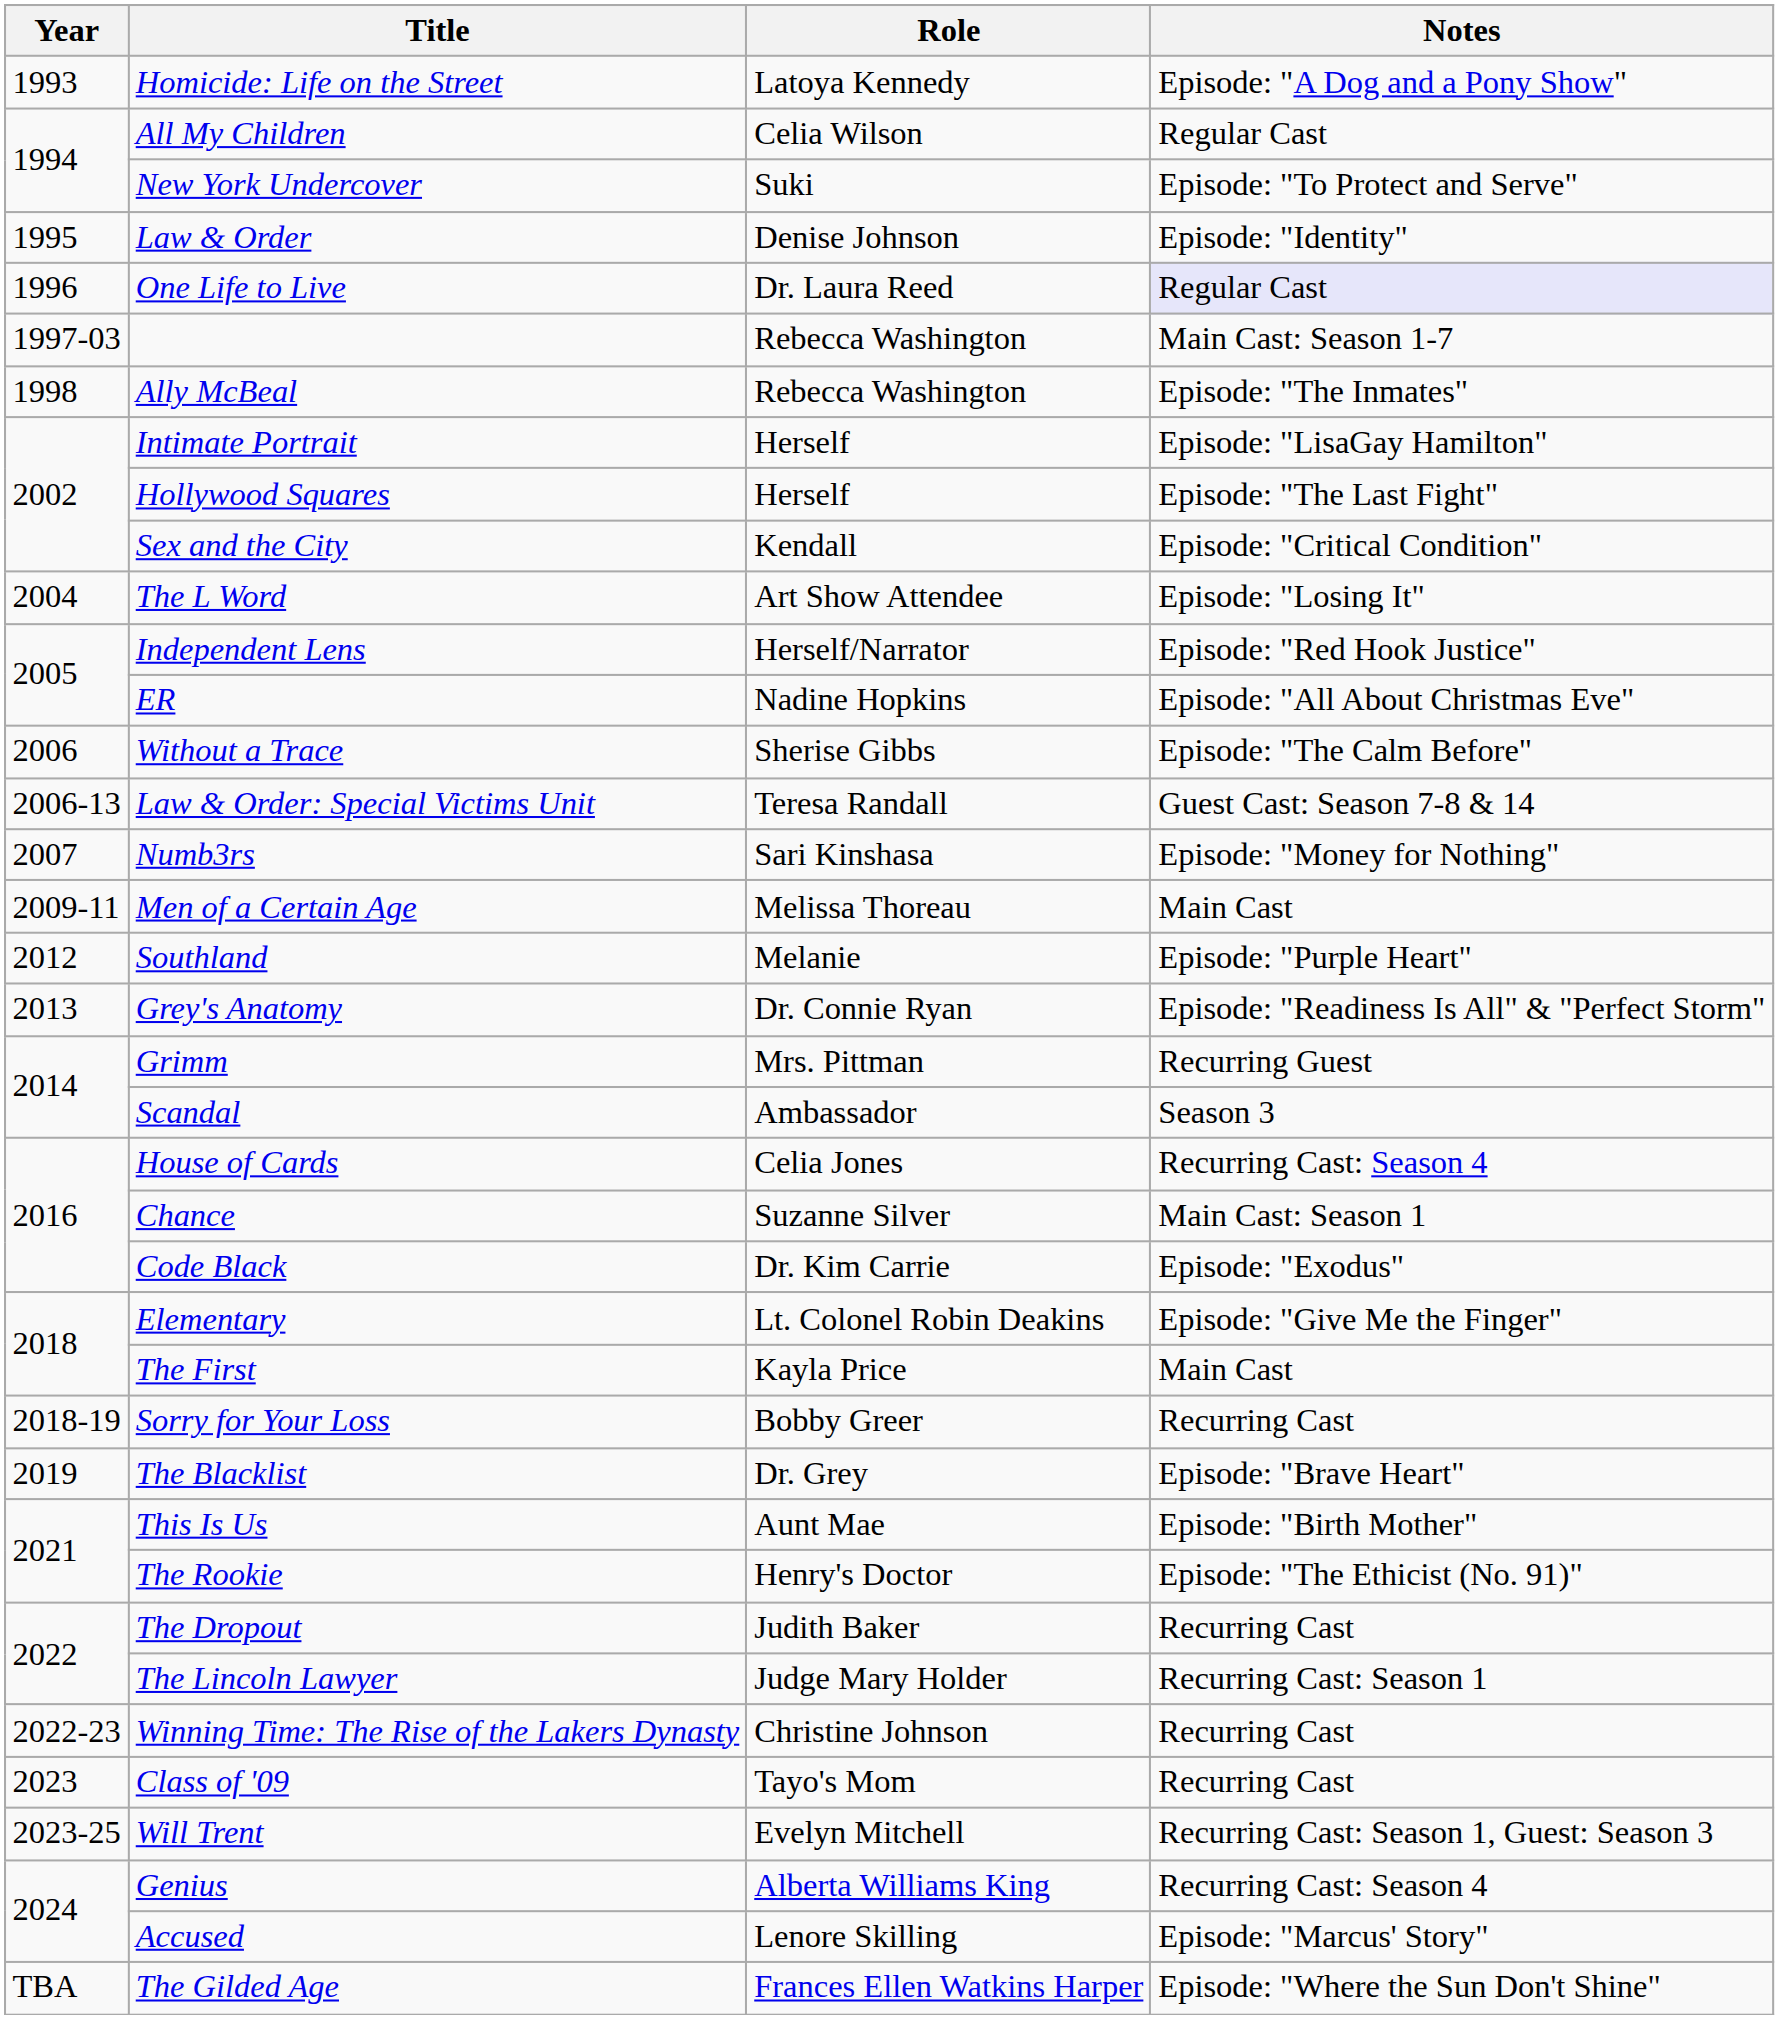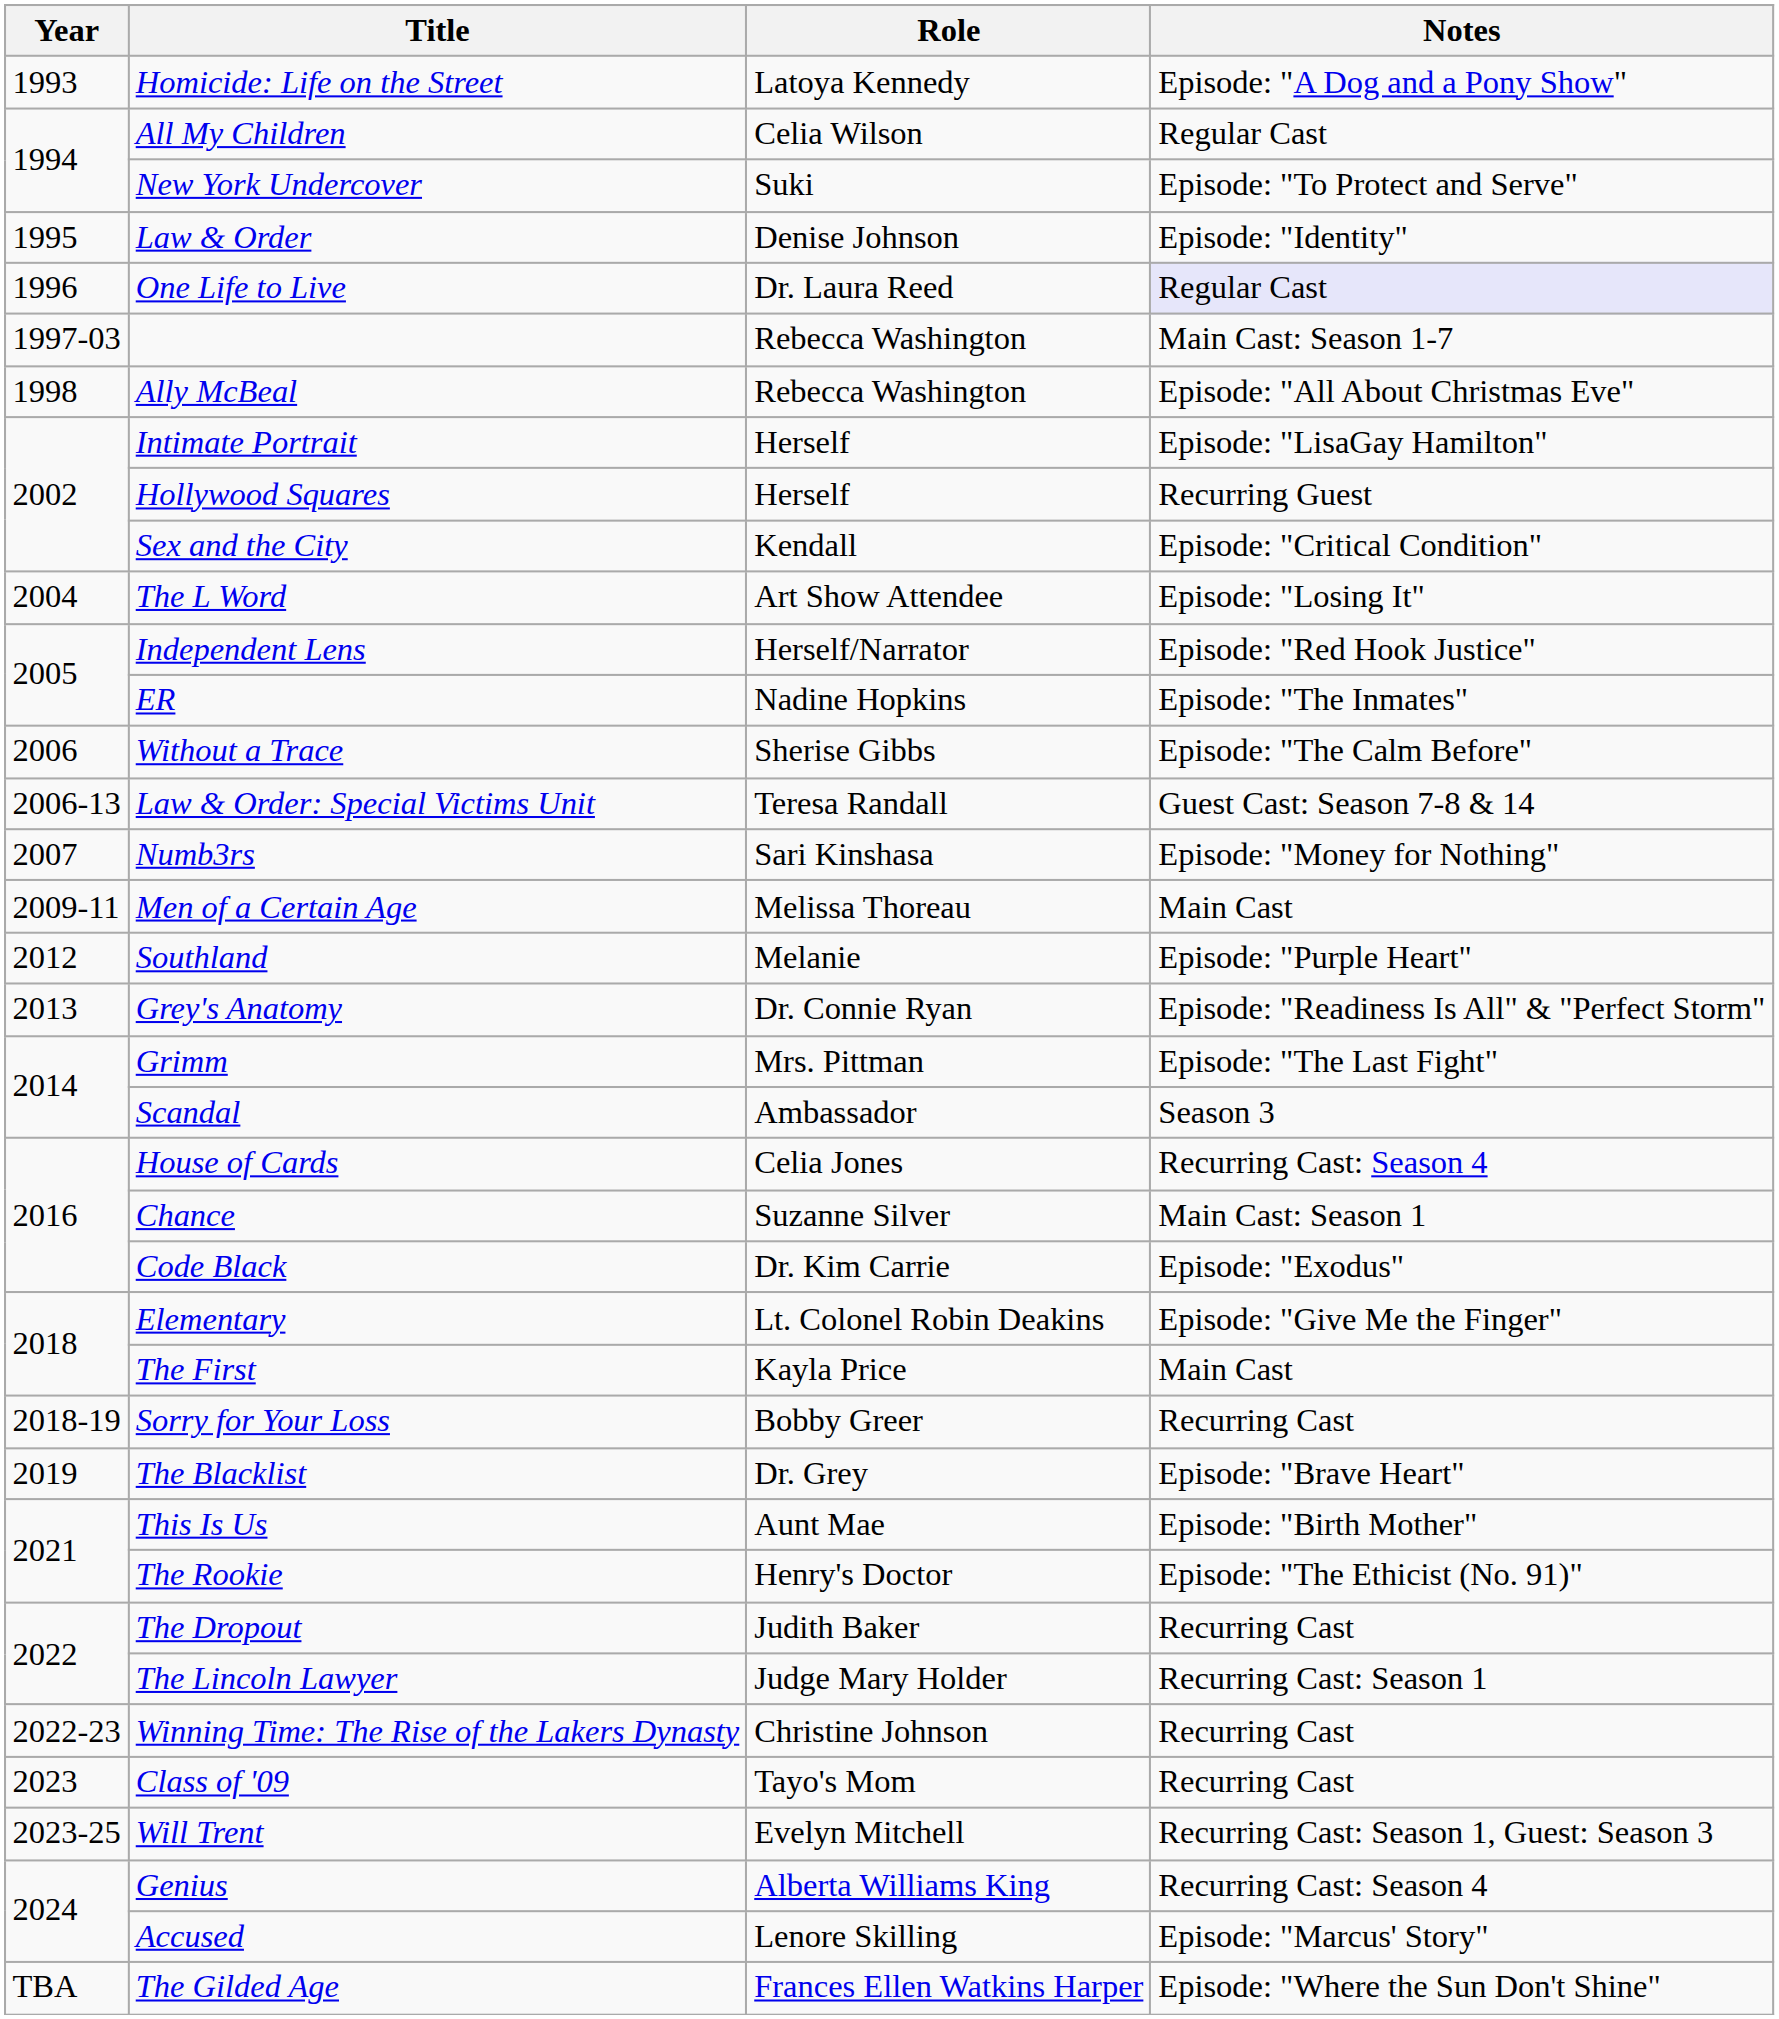(1313, 390) Episode: "The Inmates" -> (1396, 390) Episode: "All About Christmas Eve"
(1328, 493) Episode: "The Last Fight" -> (1265, 493) Recurring Guest
(1396, 699) Episode: "All About Christmas Eve" -> (1313, 699) Episode: "The Inmates"
(1265, 1060) Recurring Guest -> (1328, 1060) Episode: "The Last Fight"
